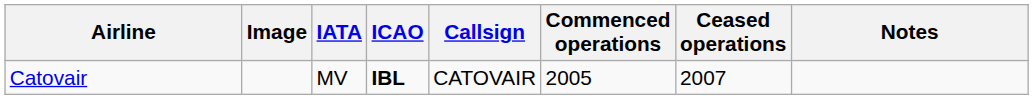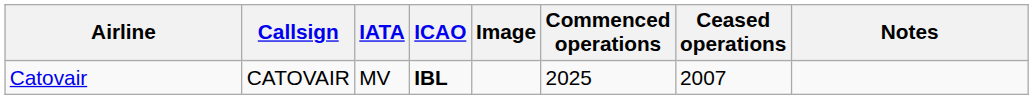columns swapped: (277, 32) <-> (485, 32)
(569, 77) 2005 -> (569, 77) 2025
